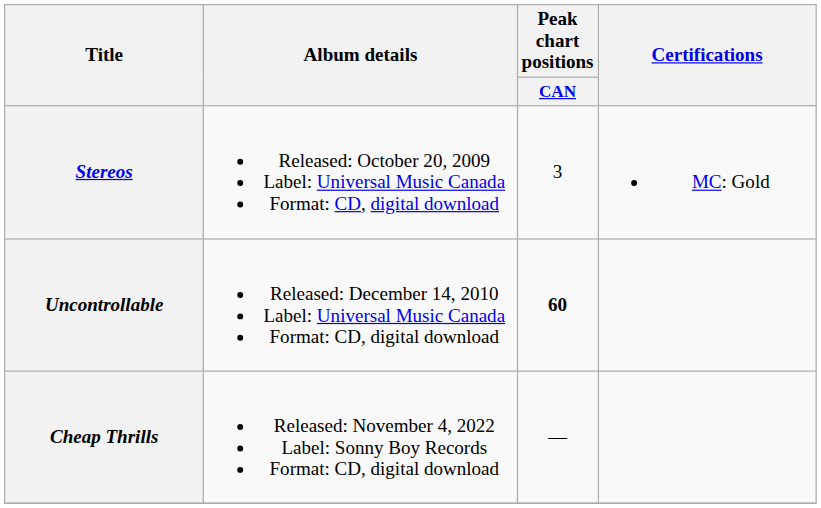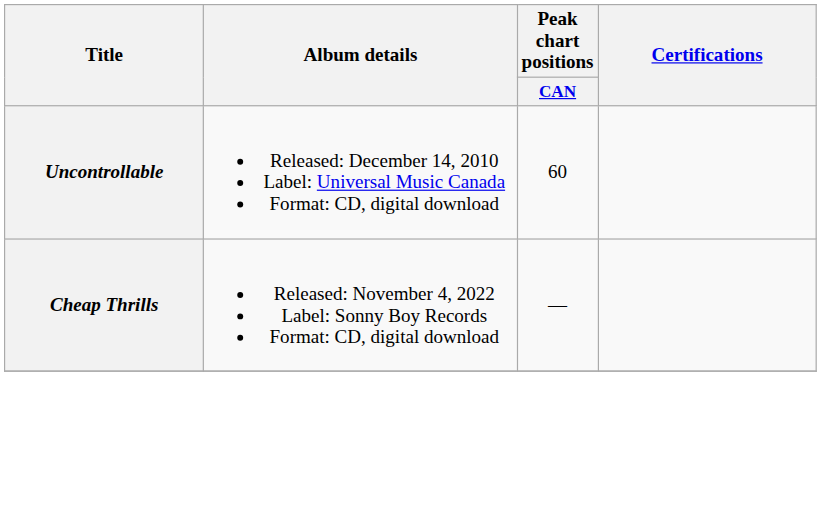- row: (104, 172)
(558, 304) bold -> (558, 172) normal
